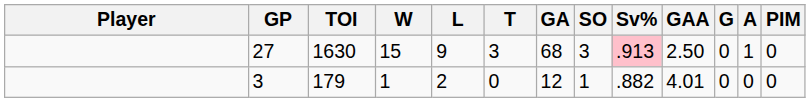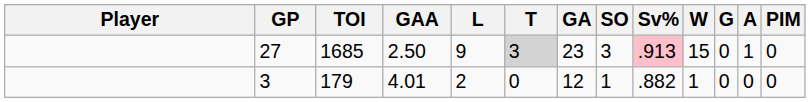columns swapped: (403, 19) <-> (688, 19)
(334, 50) 1630 -> (342, 50) 1685
(494, 50) no background -> (514, 50) lightgrey background
(551, 50) 68 -> (573, 50) 23
